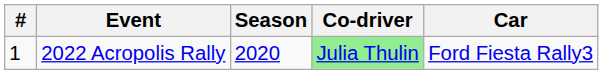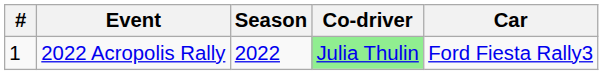(257, 52) 2020 -> (257, 52) 2022
